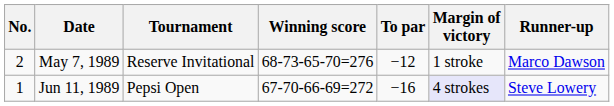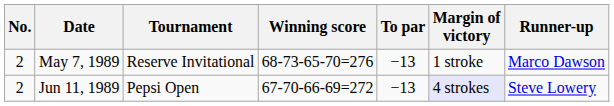(403, 62) −12 -> (403, 62) −13
(20, 88) 1 -> (20, 88) 2
(403, 88) −16 -> (403, 88) −13
